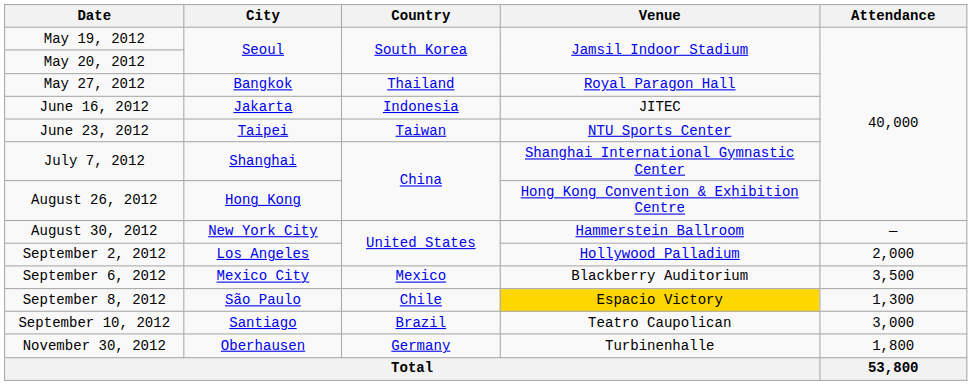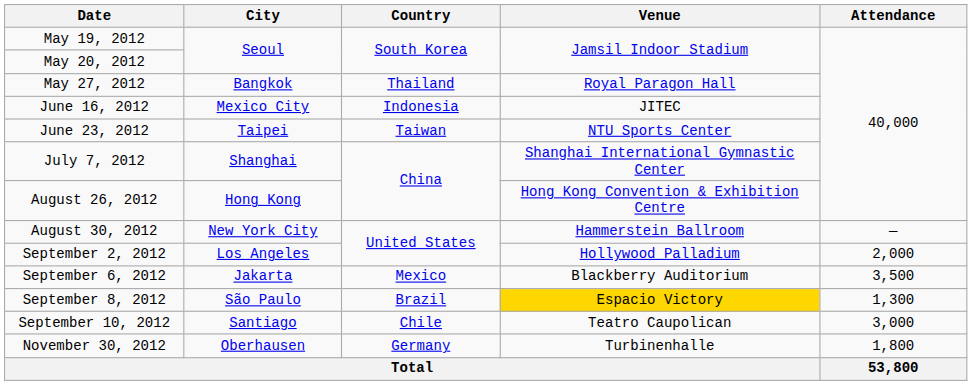(263, 108) Jakarta -> (263, 108) Mexico City
(263, 277) Mexico City -> (263, 277) Jakarta
(421, 300) Chile -> (421, 300) Brazil
(421, 323) Brazil -> (421, 323) Chile
